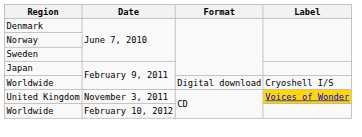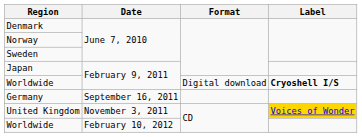(299, 82) normal -> (305, 82) bold
+ row: (25, 97)
